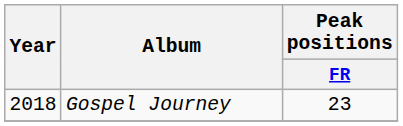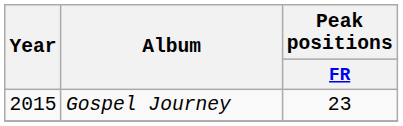(33, 105) 2018 -> (33, 105) 2015
